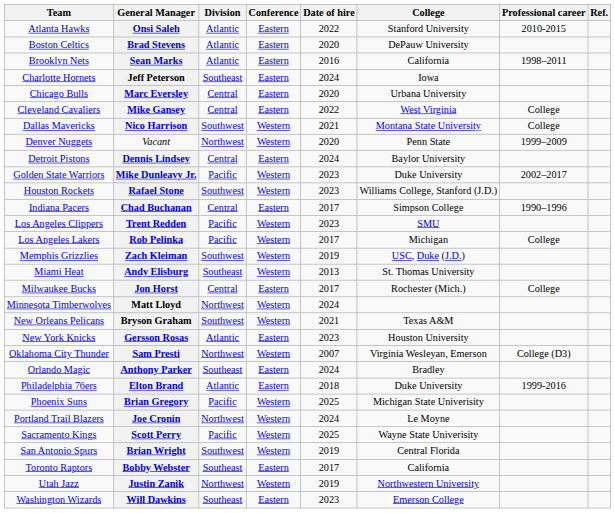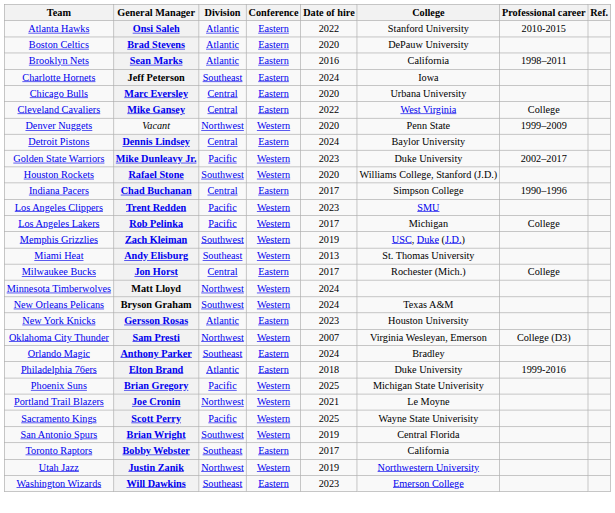- row: (156, 126)
(329, 191) 2023 -> (329, 175) 2020
(329, 321) 2021 -> (329, 304) 2024
(329, 418) 2024 -> (329, 402) 2021
